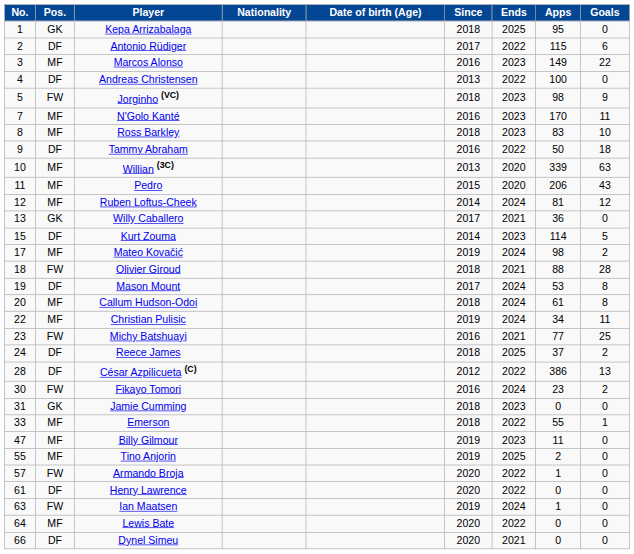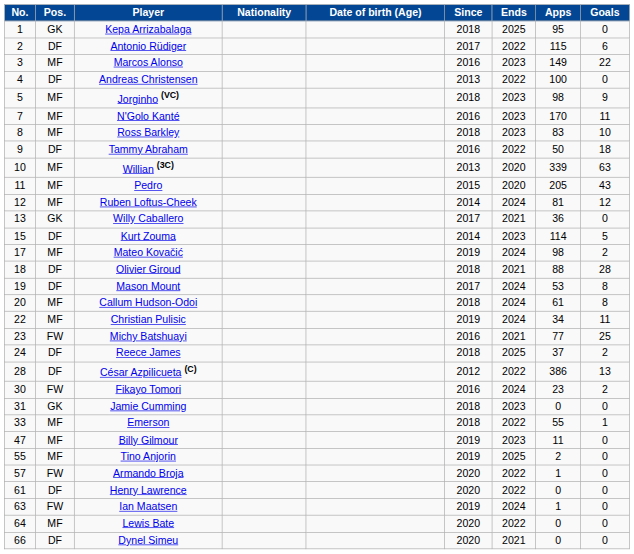(55, 98) FW -> (55, 98) MF
(558, 186) 206 -> (558, 186) 205
(55, 269) FW -> (55, 269) DF
